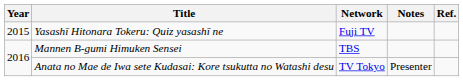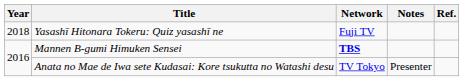(18, 31) 2015 -> (18, 31) 2018
(349, 48) normal -> (350, 48) bold
